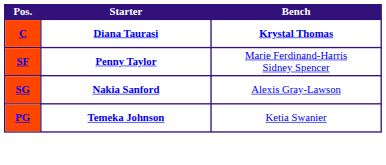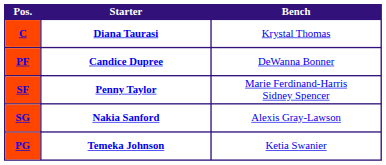(296, 33) bold -> (296, 33) normal
+ row: (23, 61)
